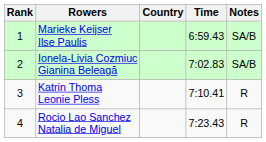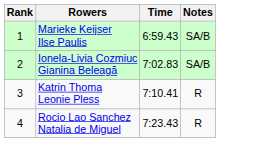- column: (163, 13)
